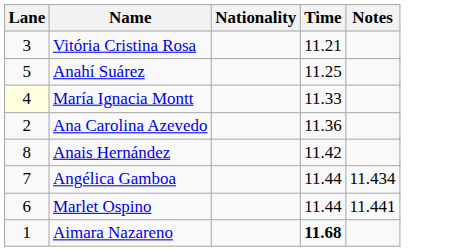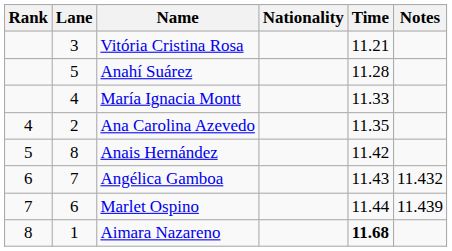+ column: (28, 17)
(323, 71) 11.25 -> (370, 71) 11.28
(27, 98) lightyellow background -> (74, 98) no background
(323, 125) 11.36 -> (370, 125) 11.35
(323, 179) 11.44 -> (370, 179) 11.43
(373, 179) 11.434 -> (420, 179) 11.432
(373, 206) 11.441 -> (420, 206) 11.439
